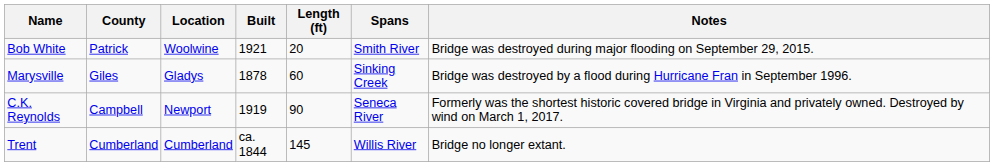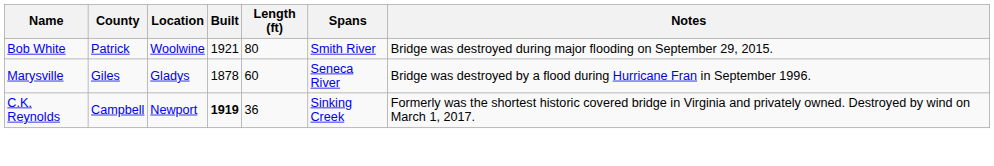(296, 48) 20 -> (252, 48) 80
(375, 75) Sinking Creek -> (332, 75) Seneca River
(253, 110) normal -> (225, 110) bold
(296, 110) 90 -> (252, 110) 36
(375, 110) Seneca River -> (331, 110) Sinking Creek
- row: (22, 144)
